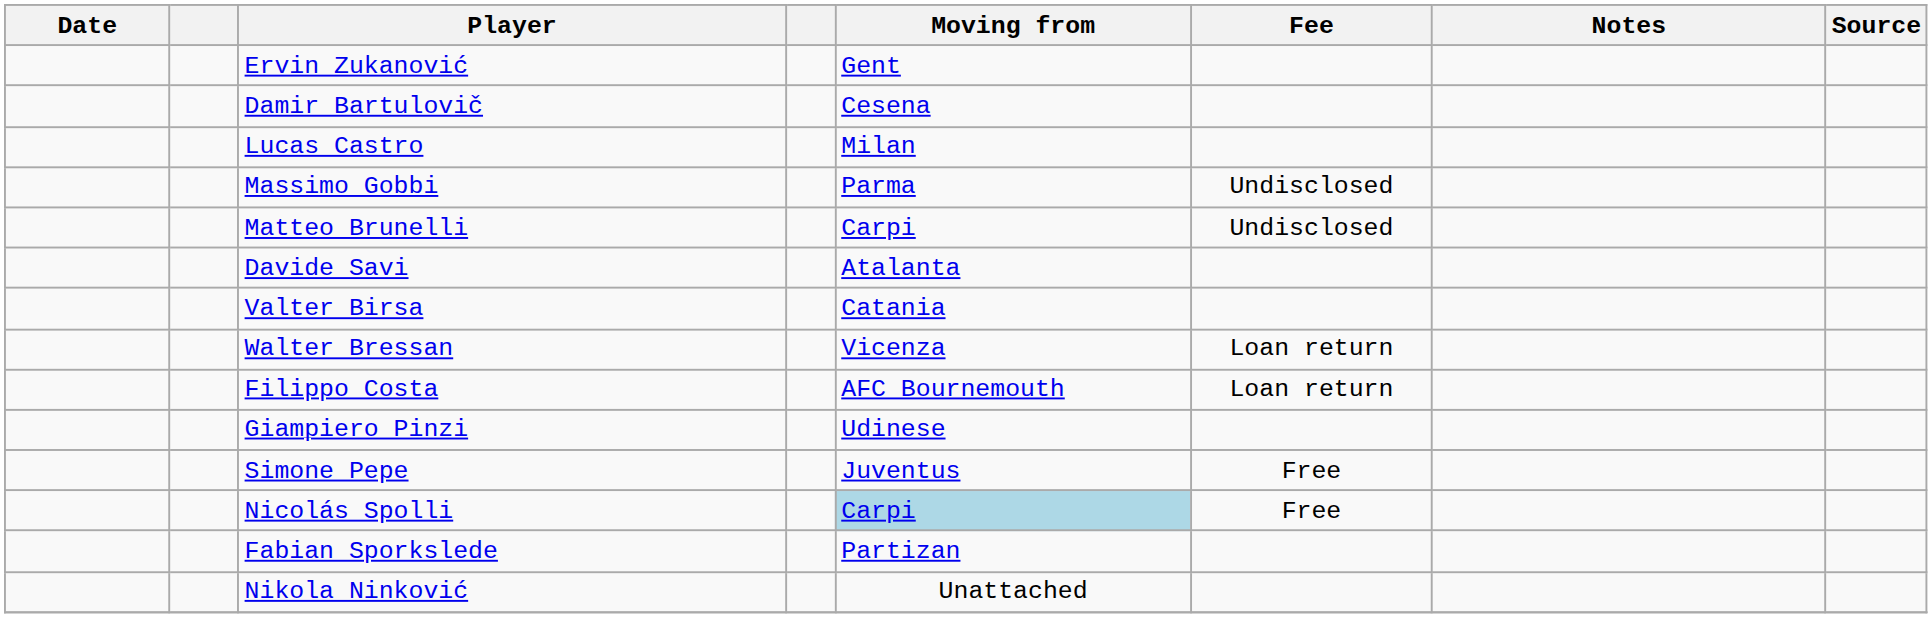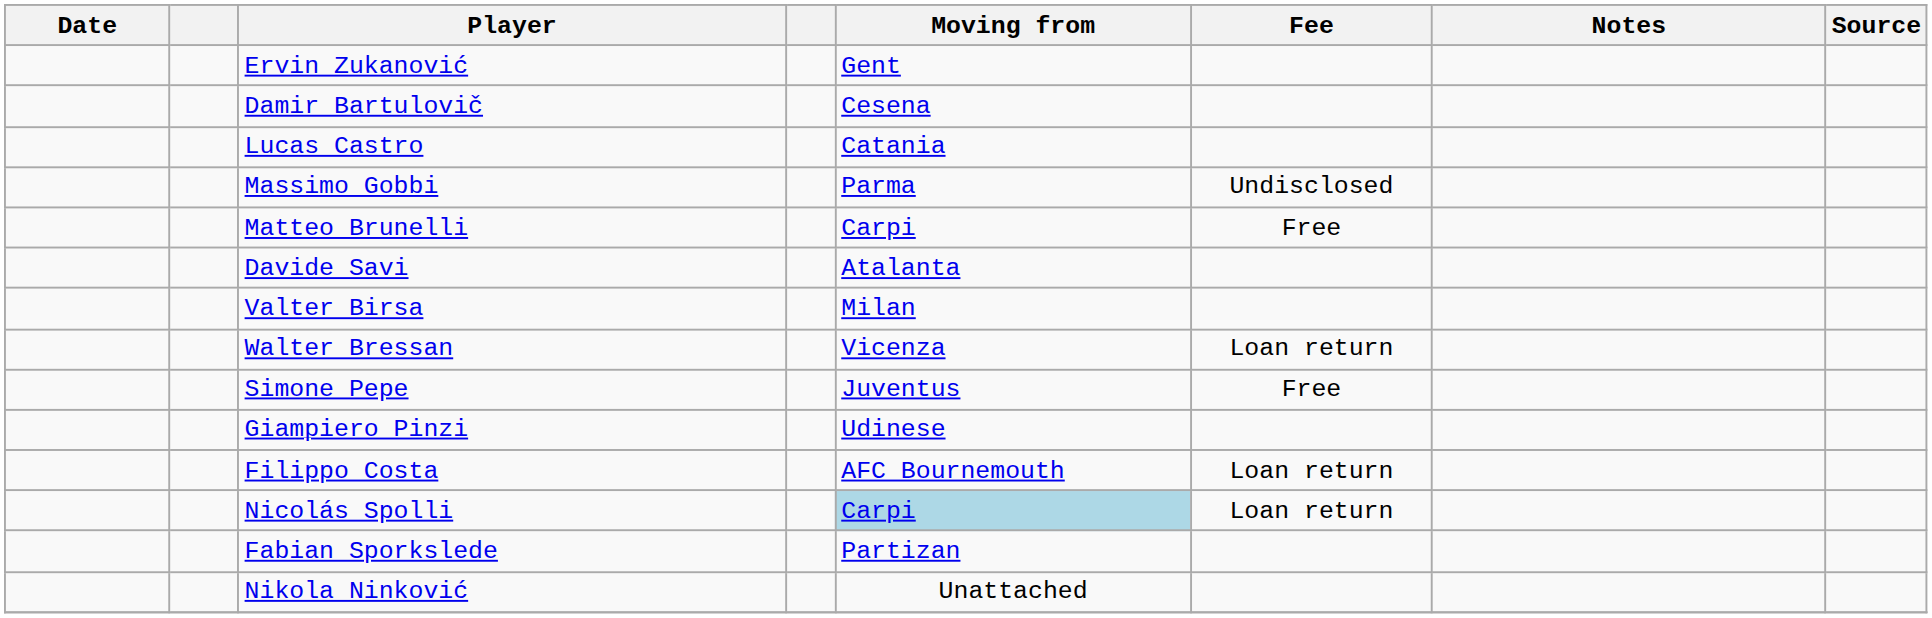(878, 147) Milan -> (893, 147) Catania
(1311, 228) Undisclosed -> (1311, 228) Free
(893, 308) Catania -> (878, 308) Milan
rows swapped: (327, 470) <-> (341, 389)
(1311, 511) Free -> (1311, 511) Loan return
